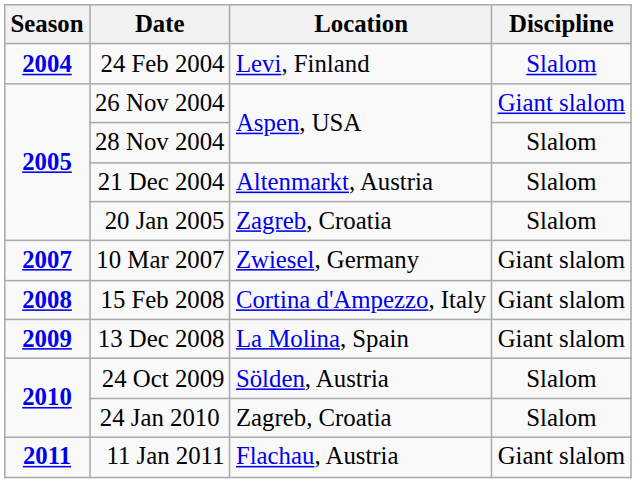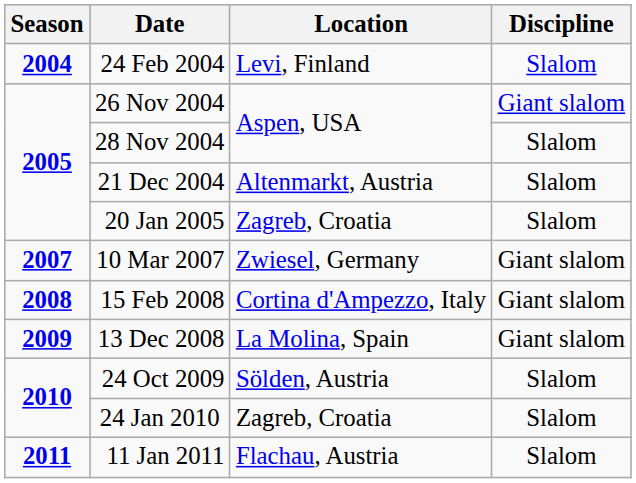(561, 456) Giant slalom -> (561, 456) Slalom
